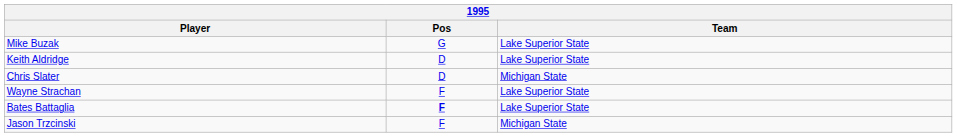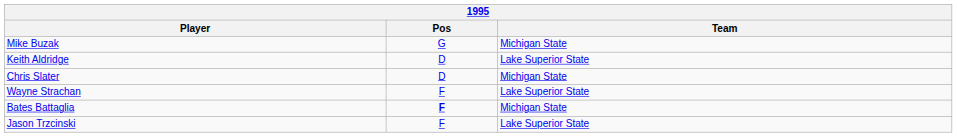(545, 44) Lake Superior State -> (533, 44) Michigan State
(545, 108) Lake Superior State -> (533, 108) Michigan State
(533, 124) Michigan State -> (545, 124) Lake Superior State
